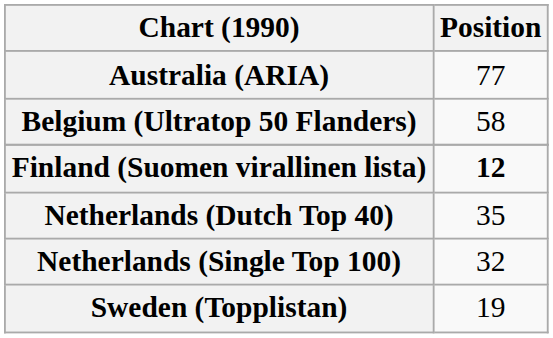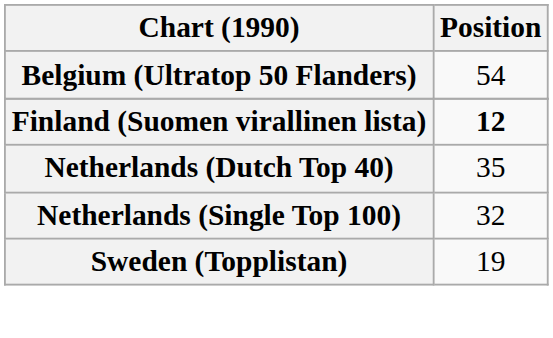- row: (219, 74)
(491, 121) 58 -> (491, 74) 54
